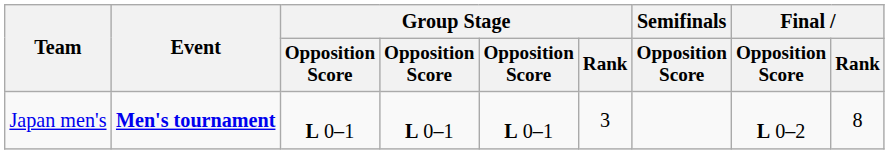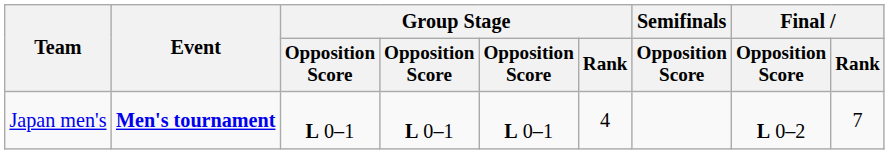(605, 120) 3 -> (605, 120) 4
(858, 120) 8 -> (858, 120) 7
